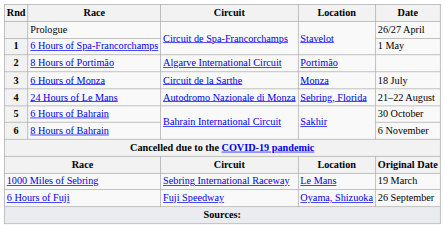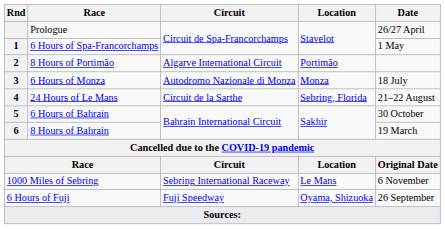(203, 80) Circuit de la Sarthe -> (229, 80) Autodromo Nazionale di Monza
(229, 97) Autodromo Nazionale di Monza -> (203, 97) Circuit de la Sarthe
(403, 131) 6 November -> (398, 131) 19 March
(398, 181) 19 March -> (403, 181) 6 November
